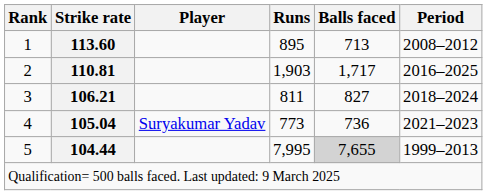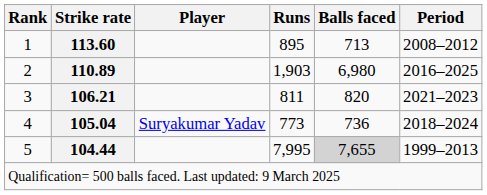(93, 70) 110.81 -> (93, 70) 110.89
(357, 70) 1,717 -> (357, 70) 6,980
(357, 96) 827 -> (357, 96) 820
(441, 96) 2018–2024 -> (441, 96) 2021–2023
(441, 123) 2021–2023 -> (441, 123) 2018–2024
